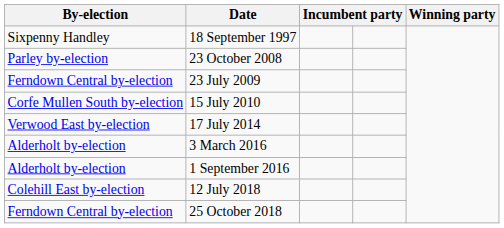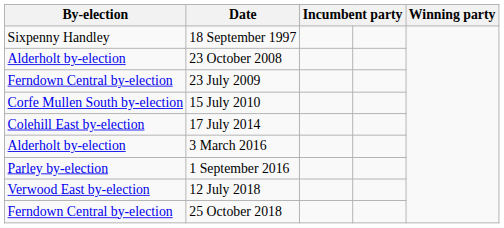(58, 59) Parley by-election -> (67, 59) Alderholt by-election
(79, 124) Verwood East by-election -> (76, 124) Colehill East by-election
(67, 168) Alderholt by-election -> (58, 168) Parley by-election
(76, 189) Colehill East by-election -> (79, 189) Verwood East by-election
